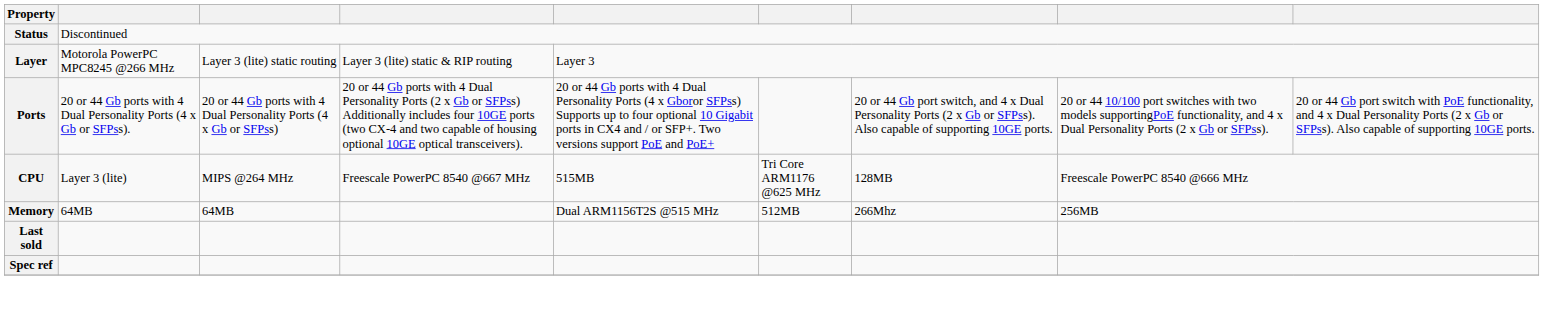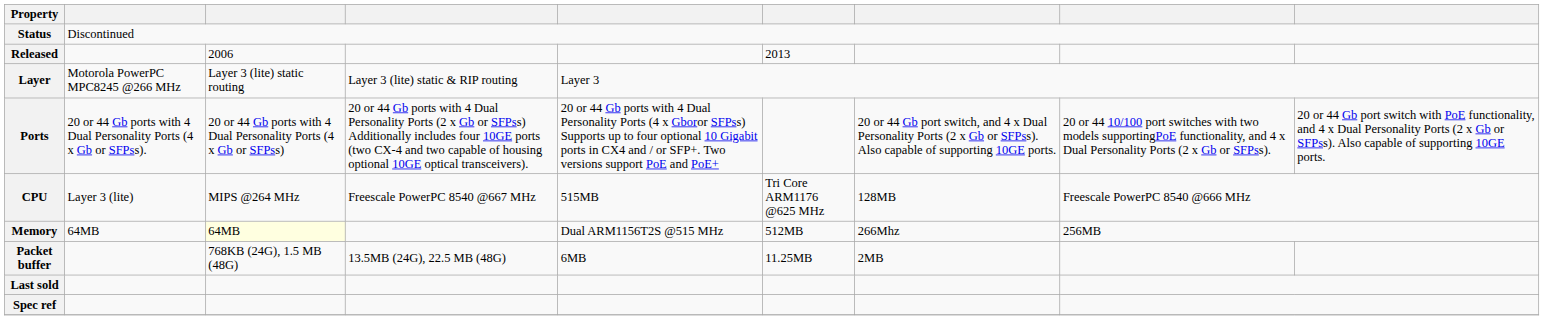+ row: (34, 53)
(218, 211) no background -> (224, 231) lightyellow background
+ row: (34, 258)
